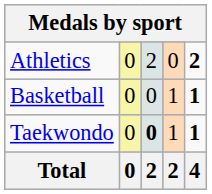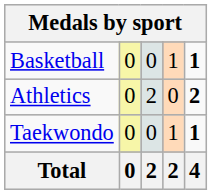rows swapped: (50, 60) <-> (57, 96)
(151, 133) bold -> (151, 133) normal
